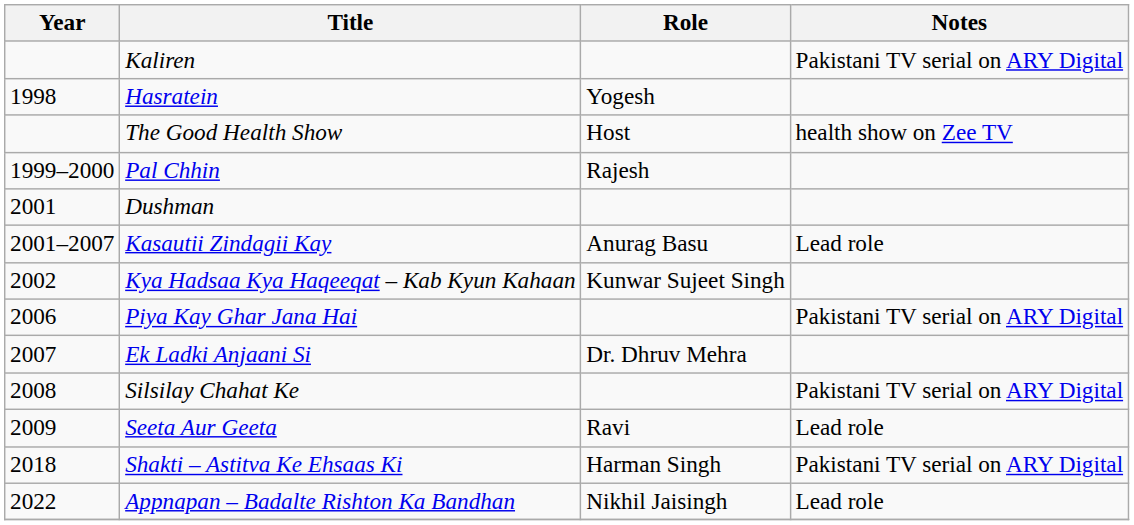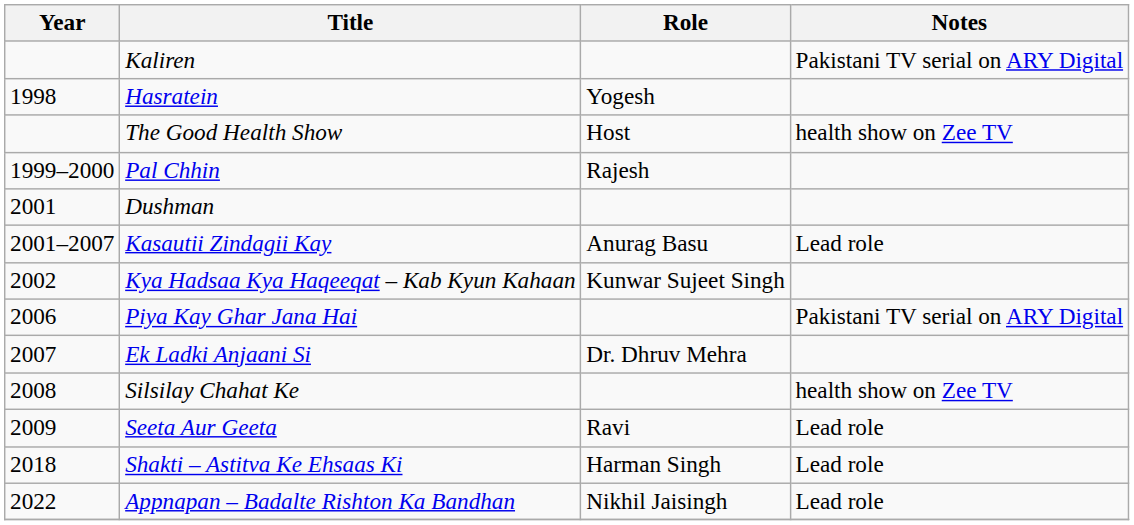(959, 390) Pakistani TV serial on ARY Digital -> (904, 390) health show on Zee TV
(959, 464) Pakistani TV serial on ARY Digital -> (840, 464) Lead role
